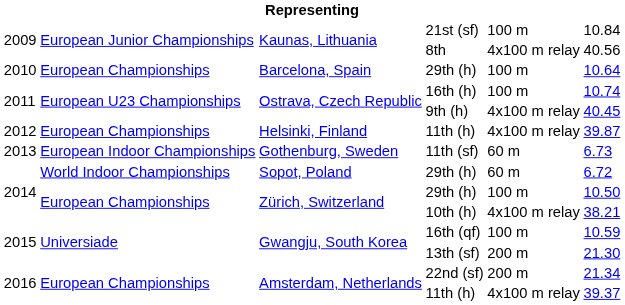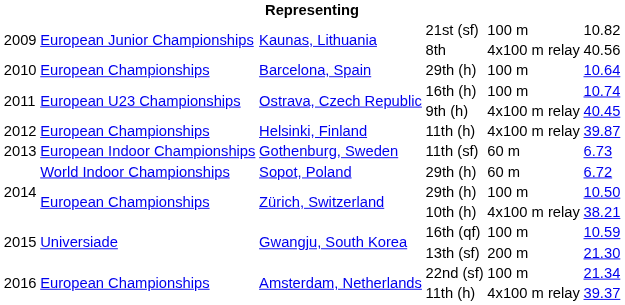(602, 30) 10.84 -> (602, 30) 10.82
(508, 273) 200 m -> (508, 273) 100 m
